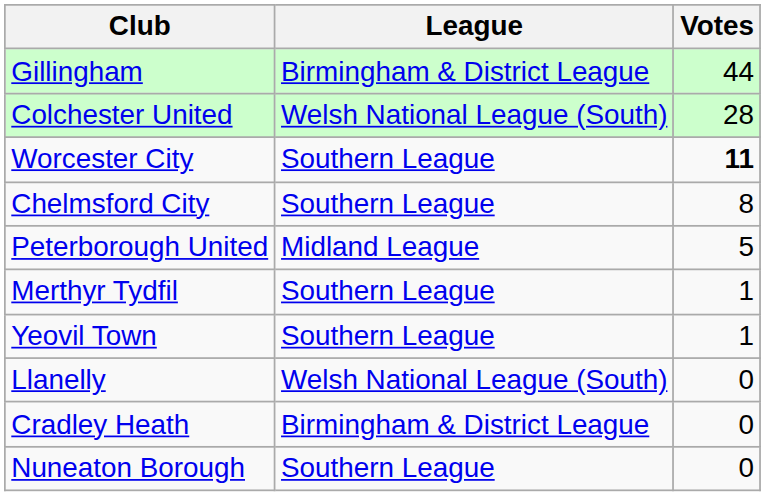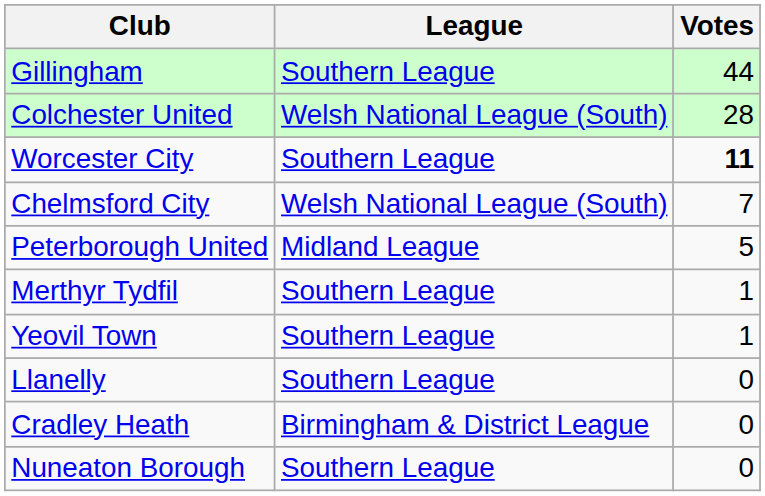(465, 70) Birmingham & District League -> (388, 70) Southern League
(388, 203) Southern League -> (474, 203) Welsh National League (South)
(746, 203) 8 -> (746, 203) 7
(474, 379) Welsh National League (South) -> (388, 379) Southern League
